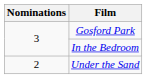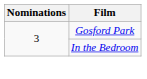- row: (105, 64)
